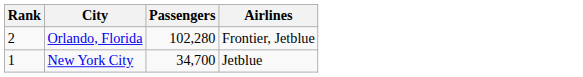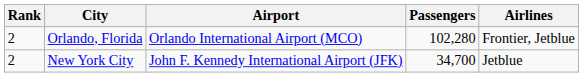+ column: (276, 15)
(11, 60) 1 -> (11, 60) 2
